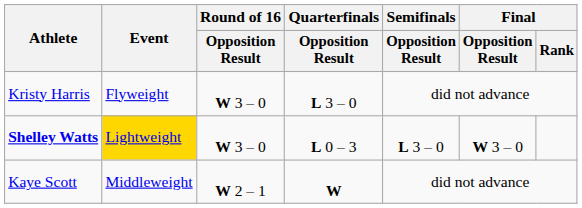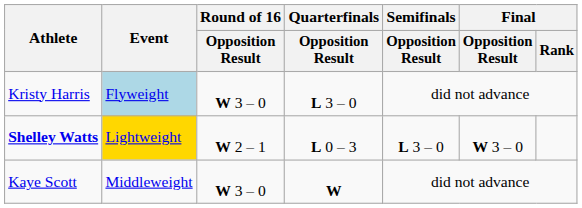(137, 94) no background -> (137, 94) lightblue background
(241, 147) W 3 – 0 -> (241, 147) W 2 – 1
(241, 191) W 2 – 1 -> (241, 191) W 3 – 0
